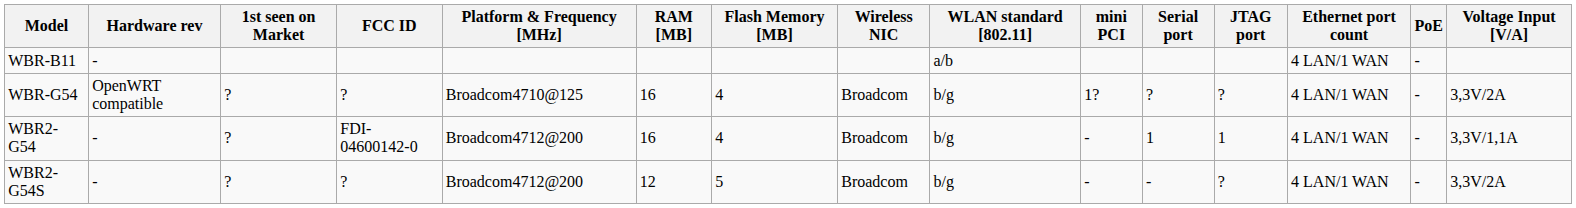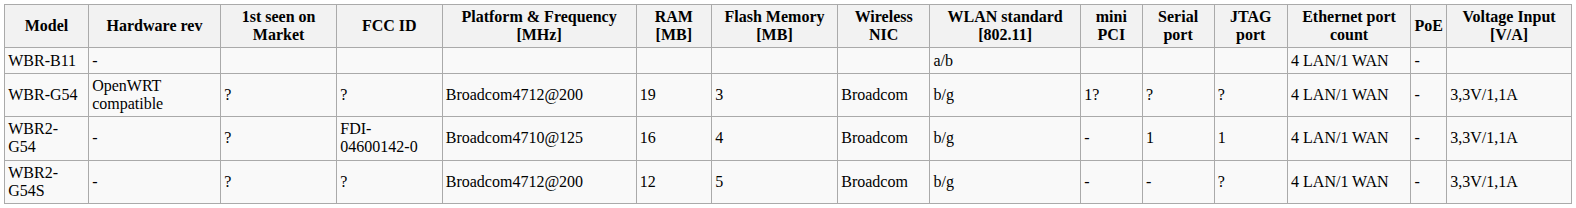(514, 94) Broadcom4710@125 -> (514, 94) Broadcom4712@200
(648, 94) 16 -> (648, 94) 19
(719, 94) 4 -> (719, 94) 3
(1478, 94) 3,3V/2A -> (1484, 94) 3,3V/1,1A
(514, 138) Broadcom4712@200 -> (514, 138) Broadcom4710@125
(1478, 181) 3,3V/2A -> (1484, 181) 3,3V/1,1A
